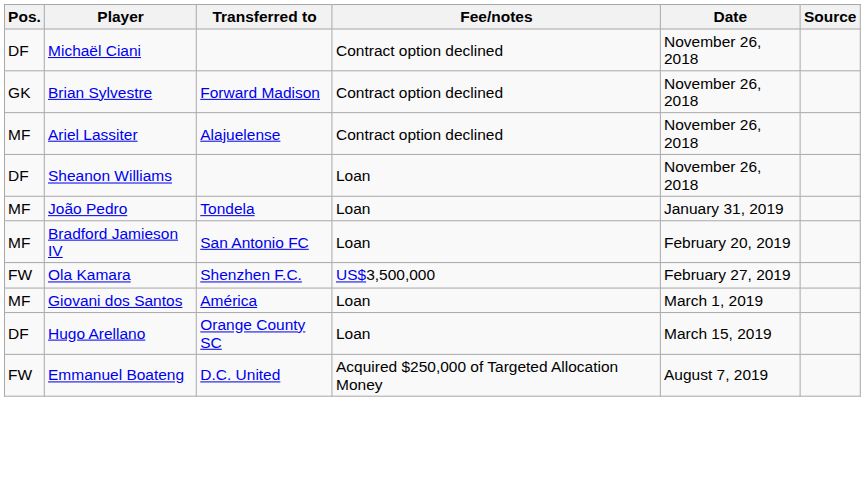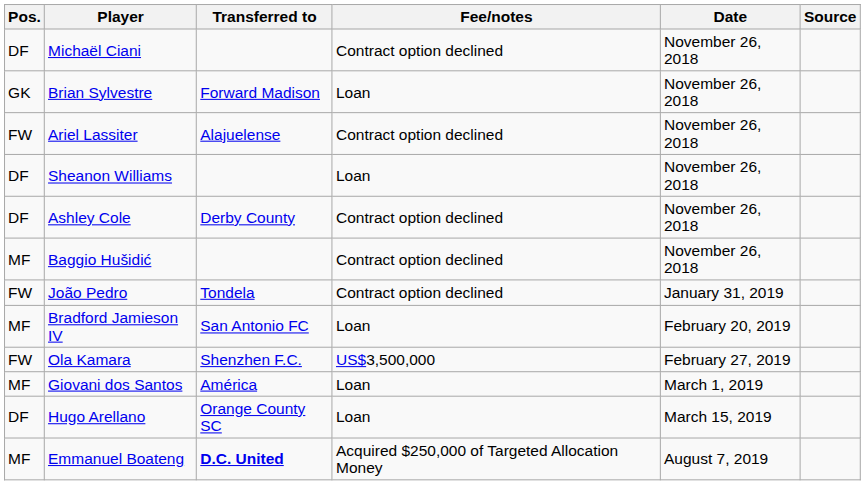(420, 92) Contract option declined -> (353, 92) Loan
(19, 134) MF -> (20, 134) FW
+ row: (89, 218)
+ row: (100, 260)
(19, 209) MF -> (20, 293) FW
(353, 209) Loan -> (420, 293) Contract option declined
(20, 375) FW -> (19, 459) MF
(240, 375) normal -> (242, 459) bold
